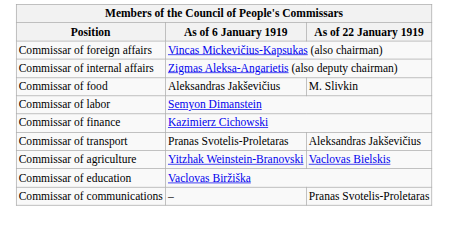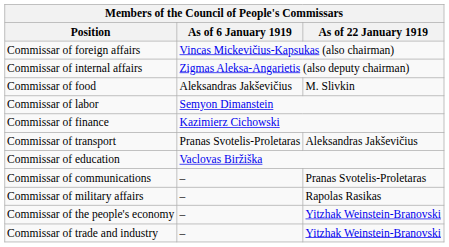- row: (78, 159)
+ row: (75, 196)
+ row: (91, 214)
+ row: (83, 232)
